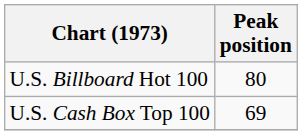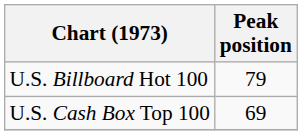(256, 79) 80 -> (256, 79) 79
